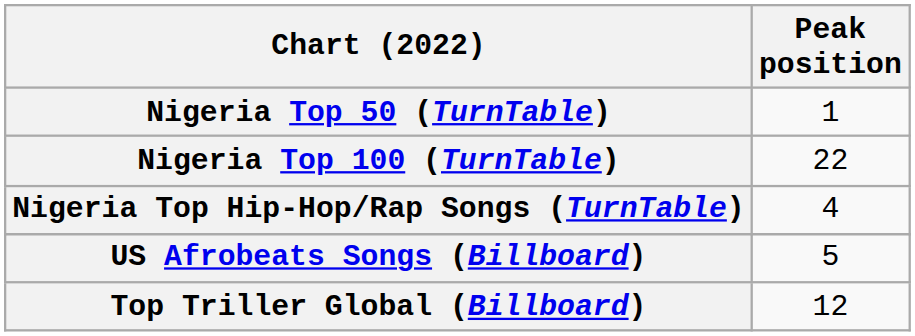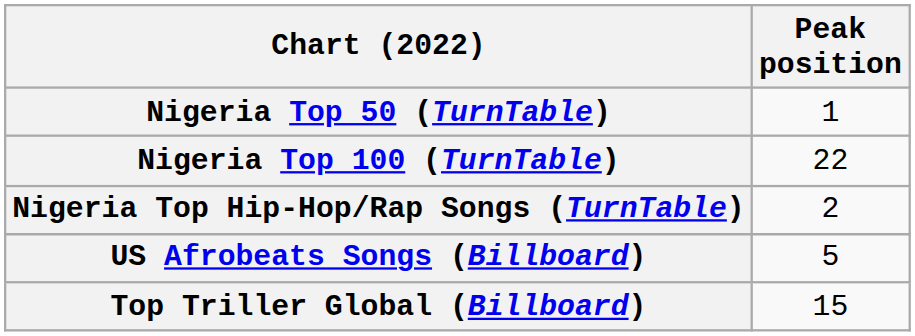(830, 209) 4 -> (830, 209) 2
(830, 306) 12 -> (830, 306) 15
